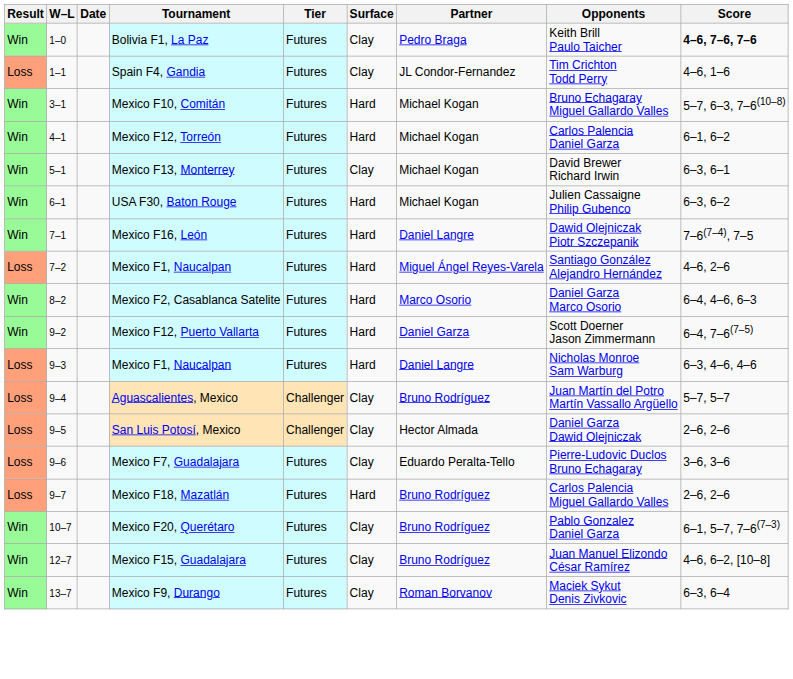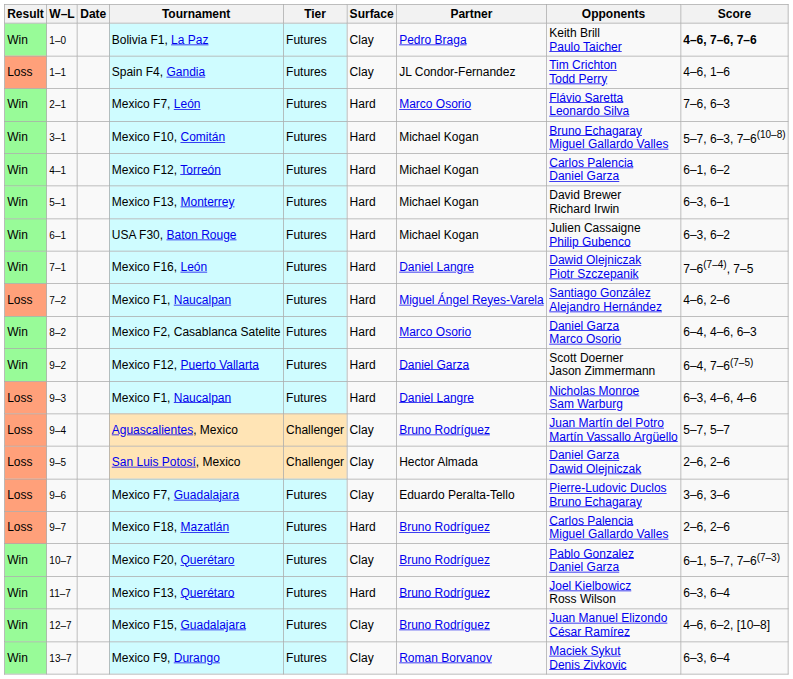+ row: (58, 105)
(362, 169) Clay -> (363, 202) Hard
+ row: (60, 593)
